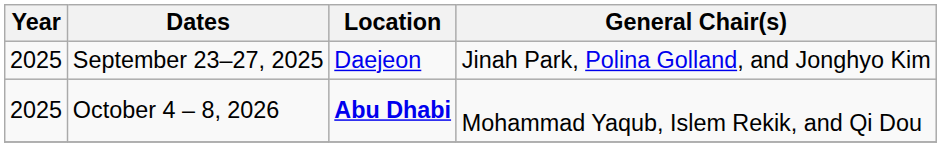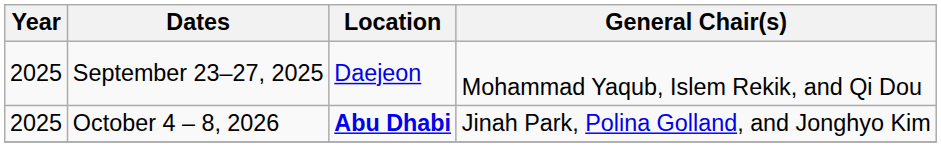(696, 60) Jinah Park, Polina Golland, and Jonghyo Kim -> (692, 86) Mohammad Yaqub, Islem Rekik, and Qi Dou
(692, 123) Mohammad Yaqub, Islem Rekik, and Qi Dou -> (696, 123) Jinah Park, Polina Golland, and Jonghyo Kim
